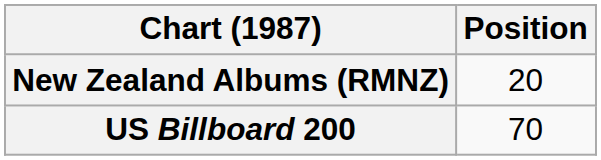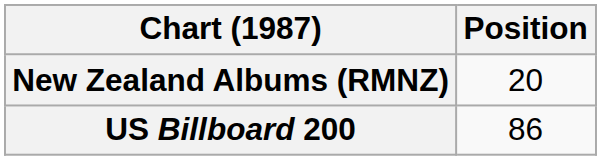(526, 129) 70 -> (526, 129) 86
